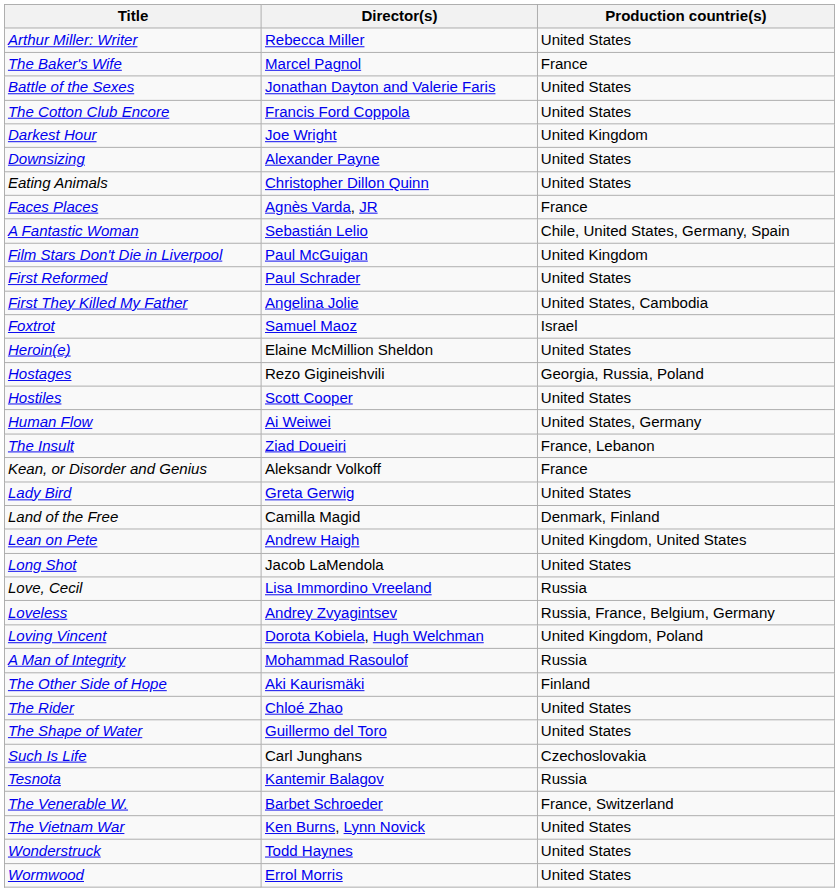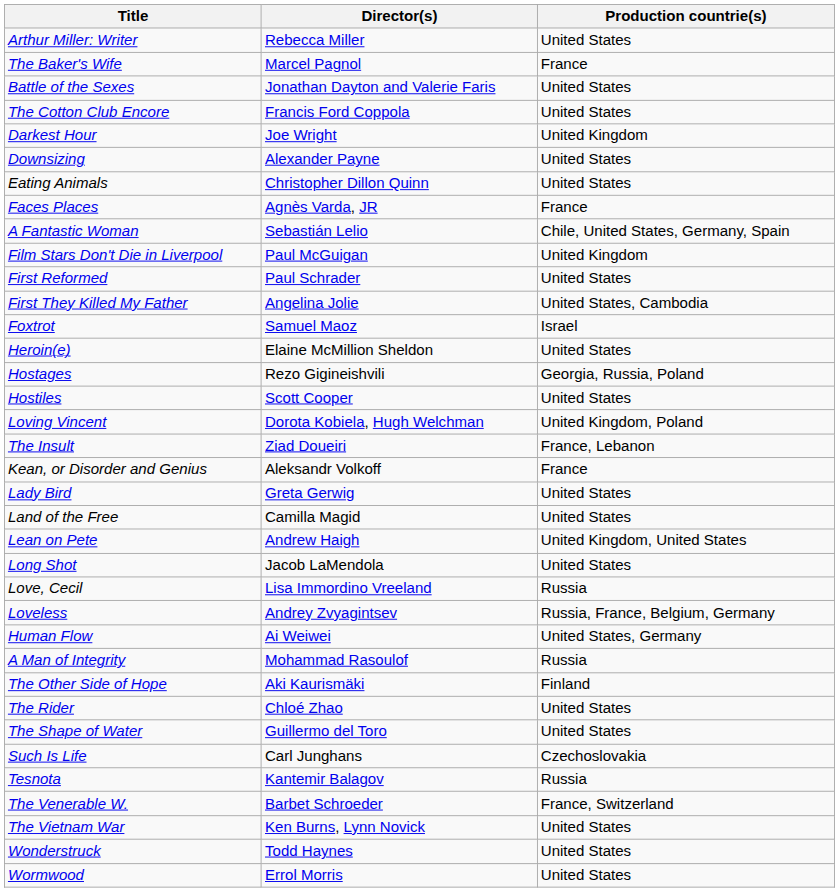rows swapped: (50, 421) <-> (57, 636)
(600, 517) Denmark, Finland -> (586, 517) United States
